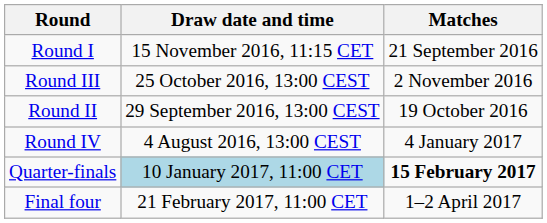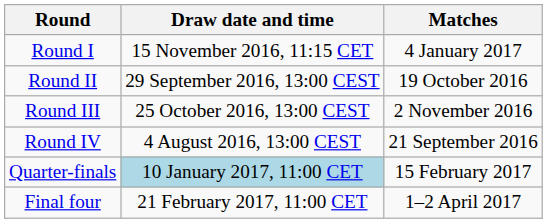(463, 50) 21 September 2016 -> (463, 50) 4 January 2017
rows swapped: (63, 111) <-> (63, 80)
(463, 141) 4 January 2017 -> (463, 141) 21 September 2016
(463, 171) bold -> (463, 171) normal
